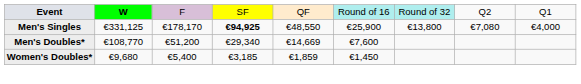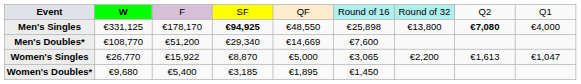(364, 27) €25,900 -> (364, 27) €25,898
(485, 27) normal -> (485, 27) bold
+ row: (49, 57)
(303, 57) €1,859 -> (303, 72) €1,895
